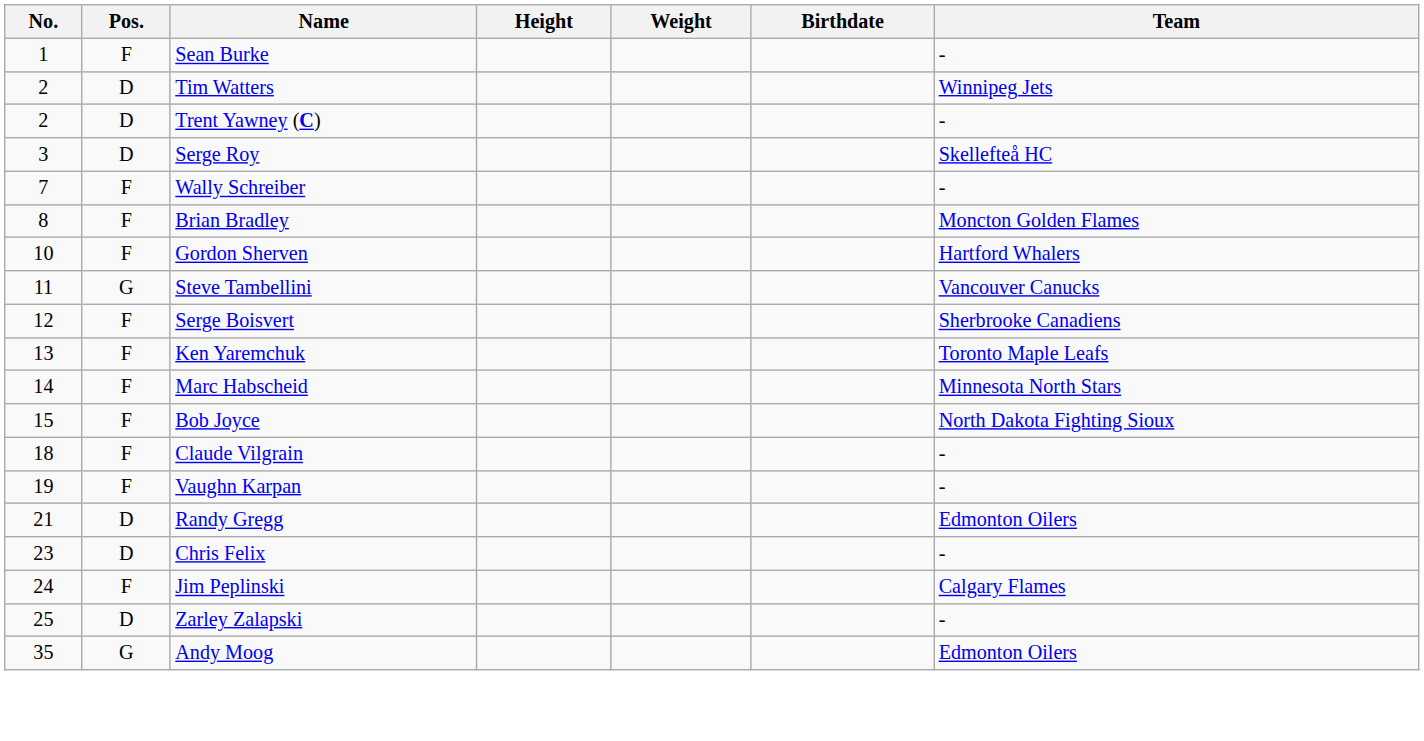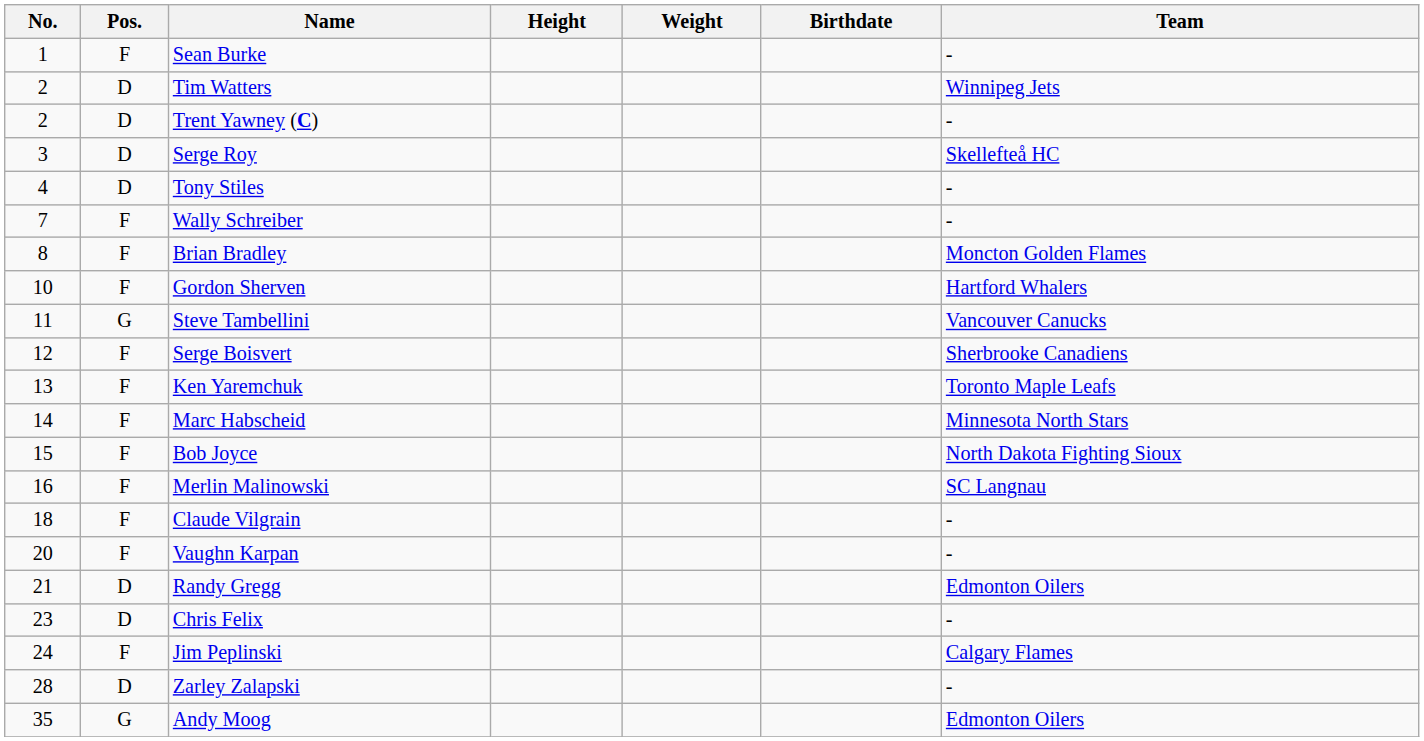+ row: (218, 187)
+ row: (251, 487)
(43, 487) 19 -> (43, 553) 20
(43, 620) 25 -> (43, 686) 28
